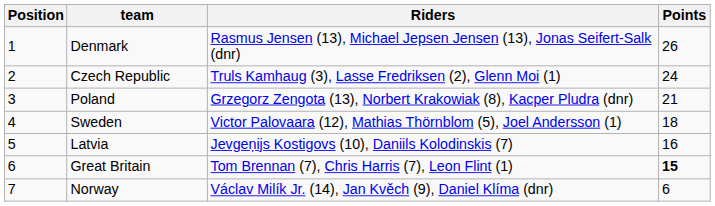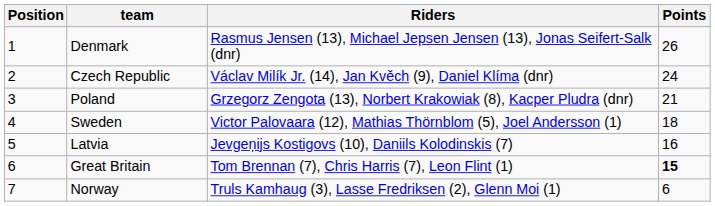(386, 76) Truls Kamhaug (3), Lasse Fredriksen (2), Glenn Moi (1) -> (382, 76) Václav Milík Jr. (14), Jan Kvěch (9), Daniel Klíma (dnr)
(382, 189) Václav Milík Jr. (14), Jan Kvěch (9), Daniel Klíma (dnr) -> (386, 189) Truls Kamhaug (3), Lasse Fredriksen (2), Glenn Moi (1)
